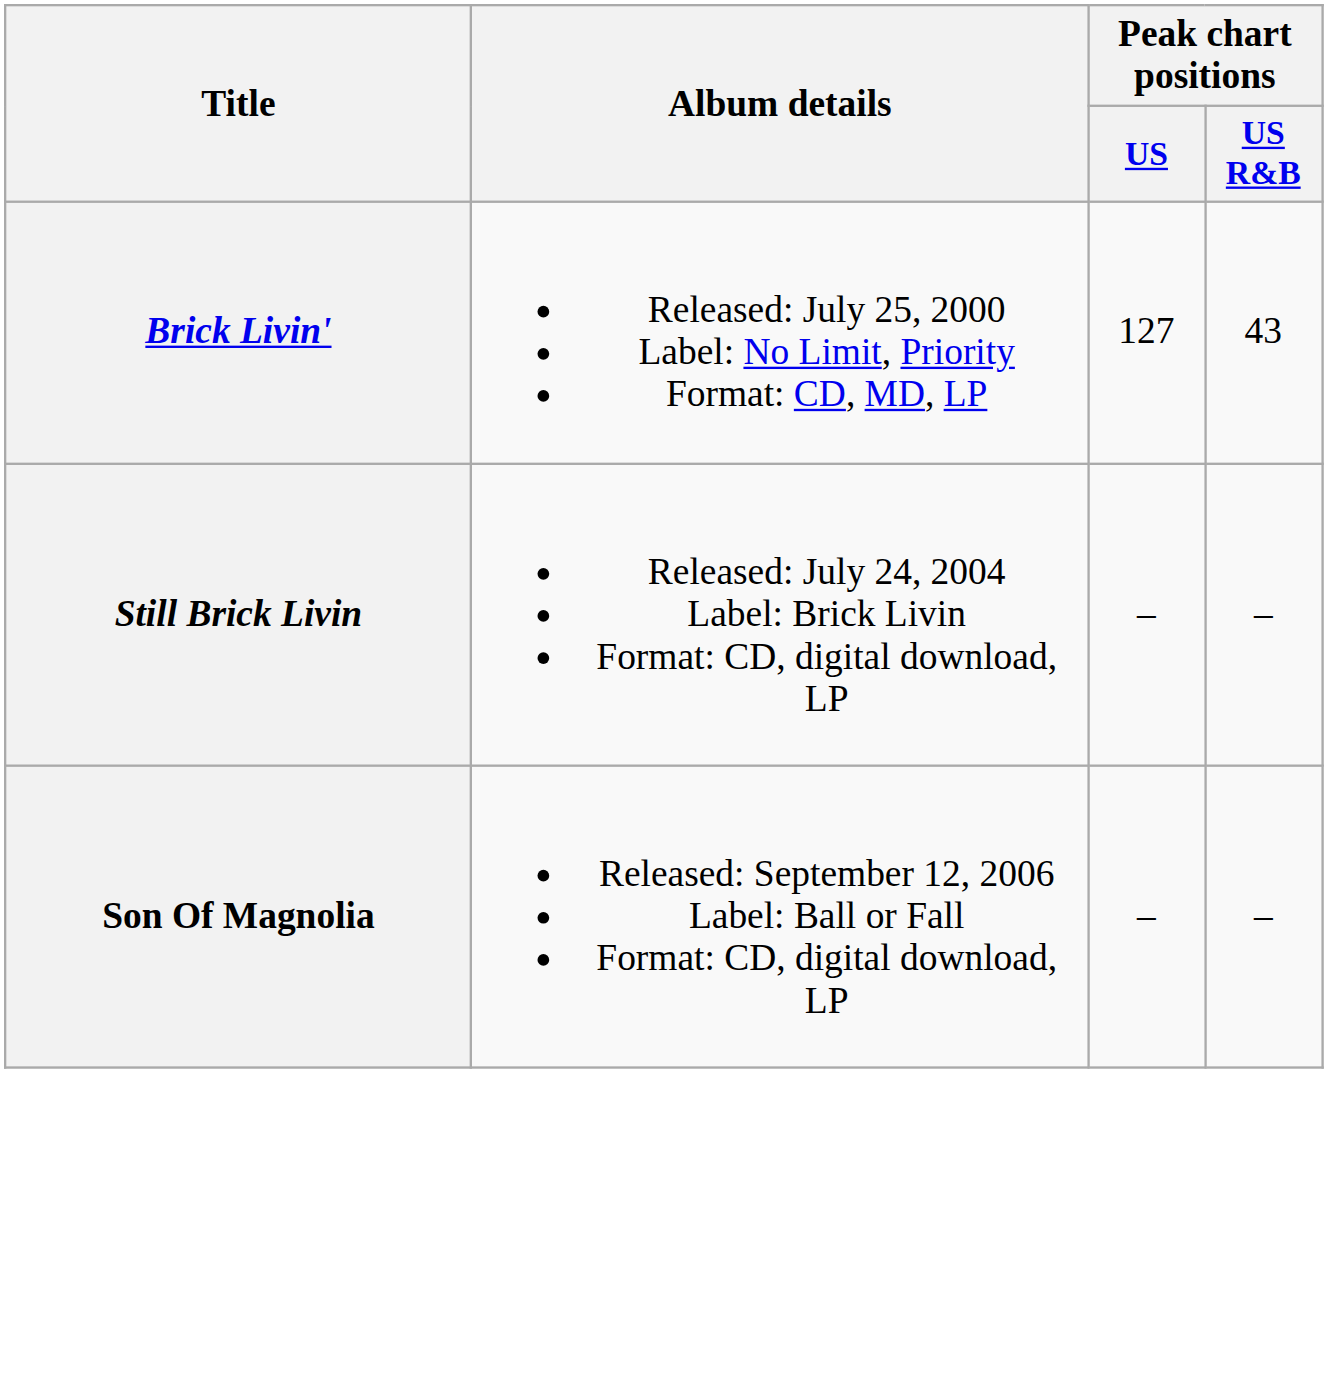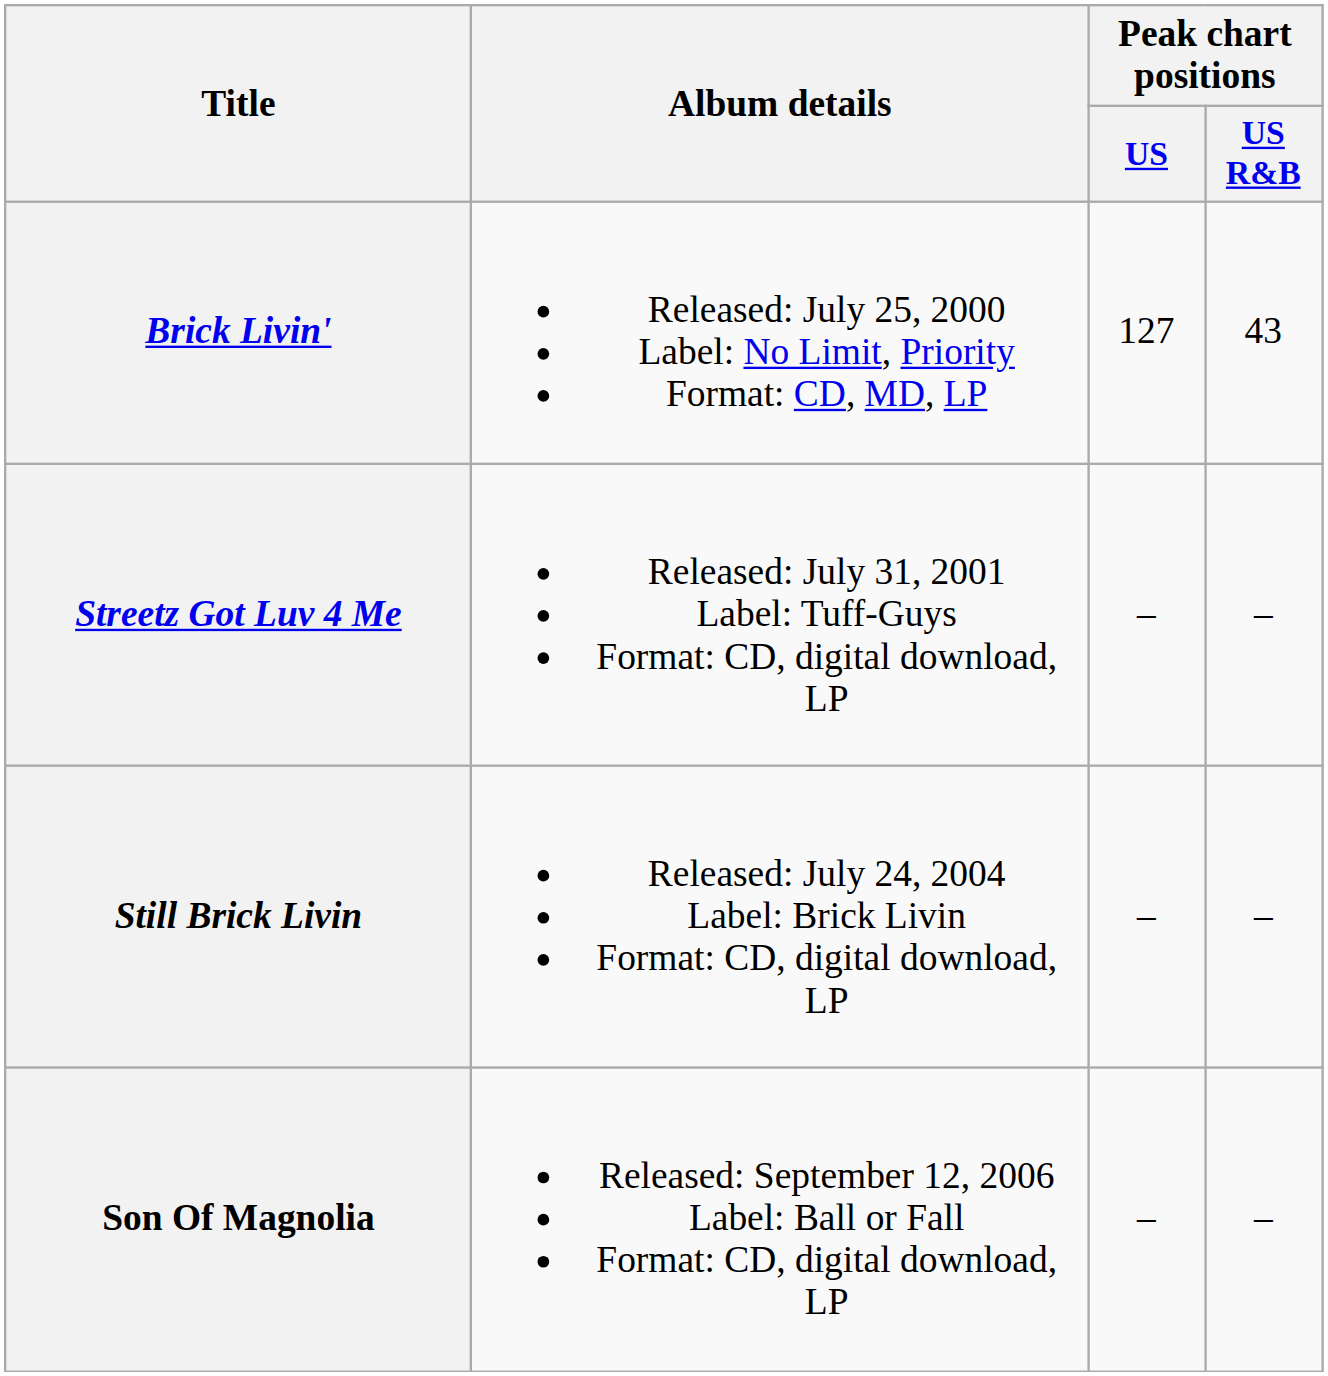+ row: (238, 613)
